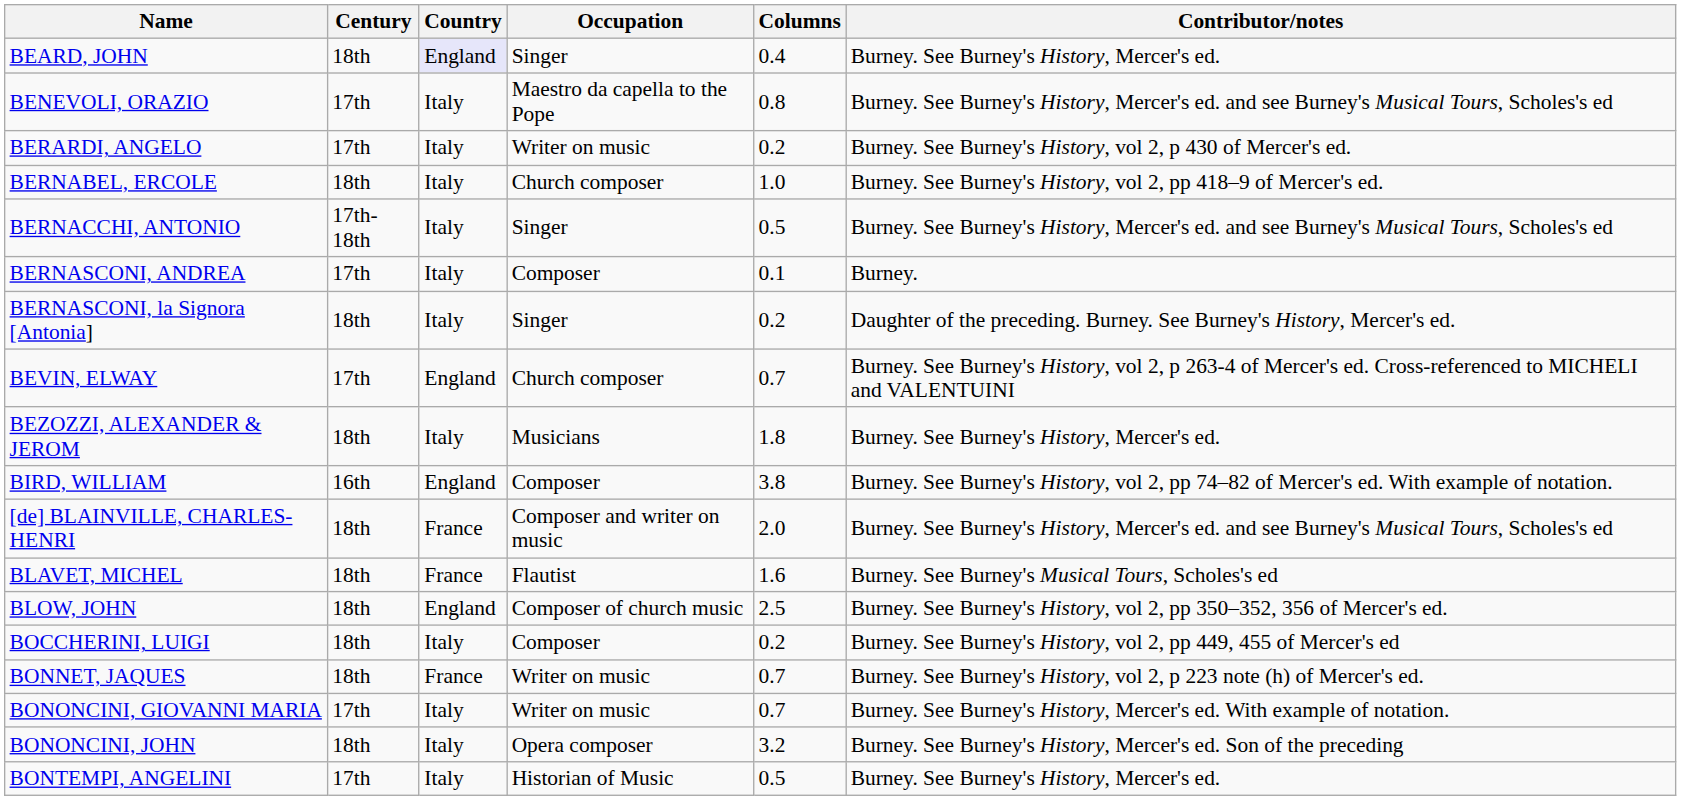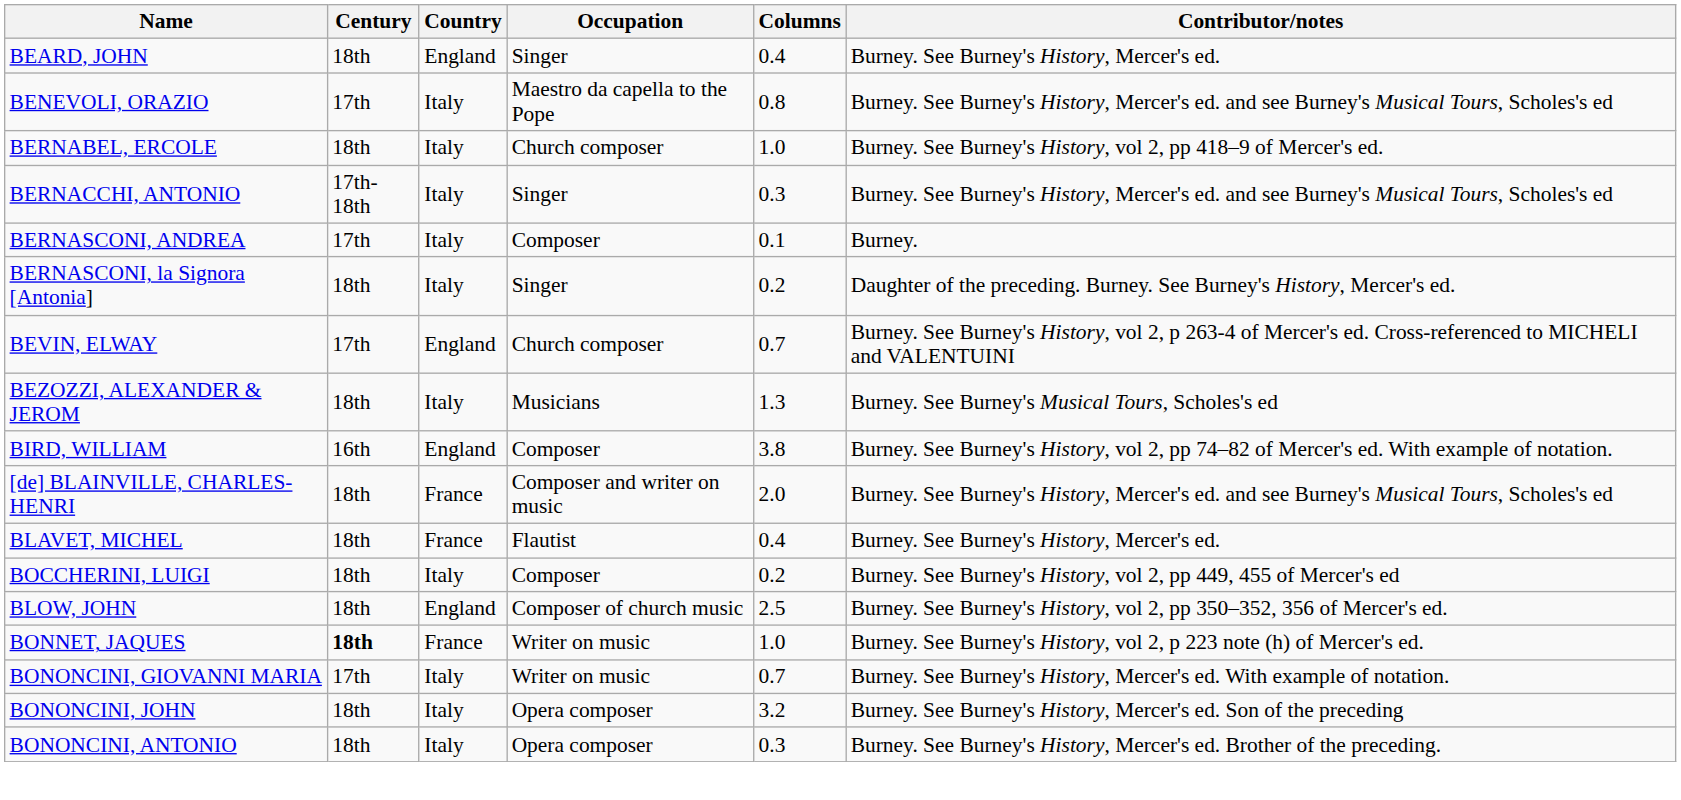(460, 55) lavender background -> (460, 55) no background
- row: (105, 147)
(772, 227) 0.5 -> (772, 193) 0.3
(772, 436) 1.8 -> (772, 402) 1.3
(1035, 436) Burney. See Burney's History, Mercer's ed. -> (1064, 402) Burney. See Burney's Musical Tours, Scholes's ed
(772, 574) 1.6 -> (772, 540) 0.4
(1064, 574) Burney. See Burney's Musical Tours, Scholes's ed -> (1035, 540) Burney. See Burney's History, Mercer's ed.
rows swapped: (73, 608) <-> (110, 642)
(351, 676) normal -> (353, 642) bold
(772, 676) 0.7 -> (772, 642) 1.0
+ row: (123, 744)
- row: (120, 778)
